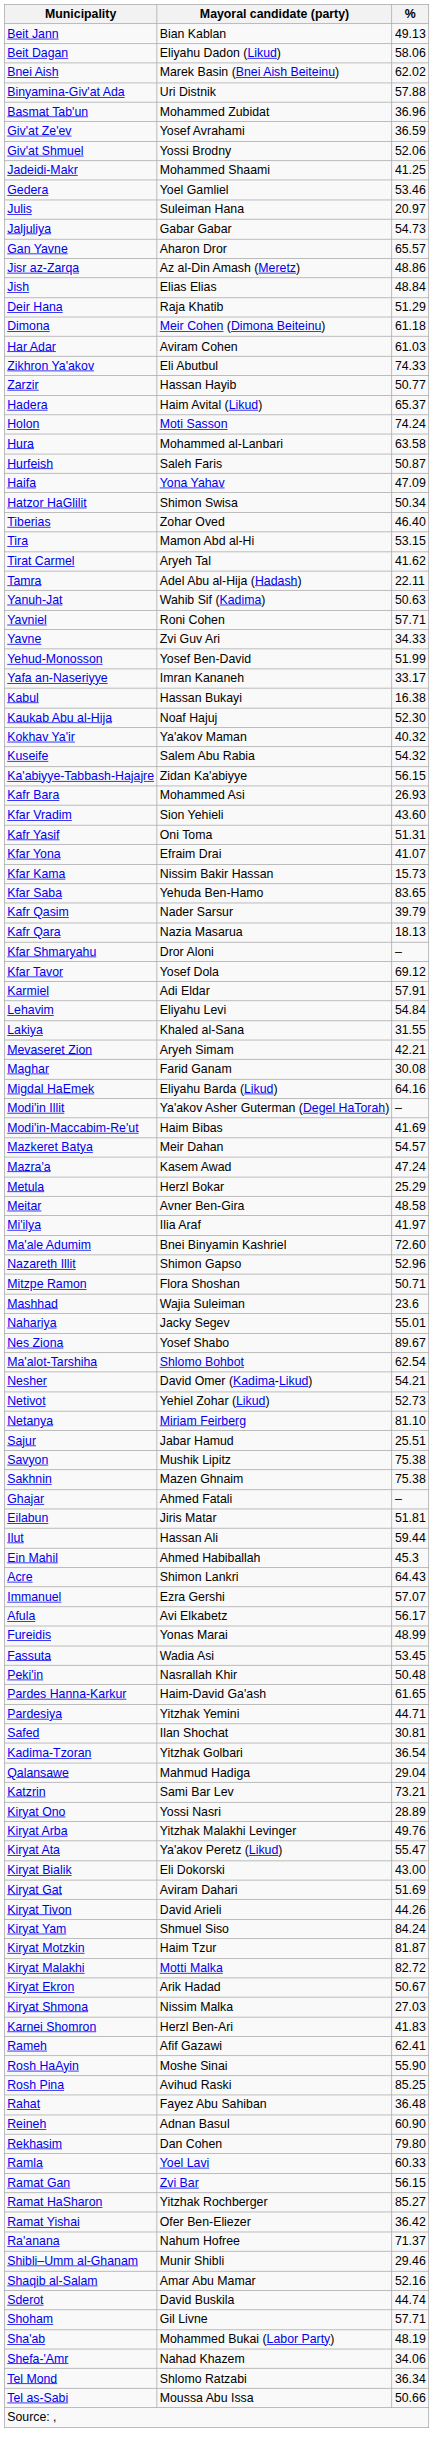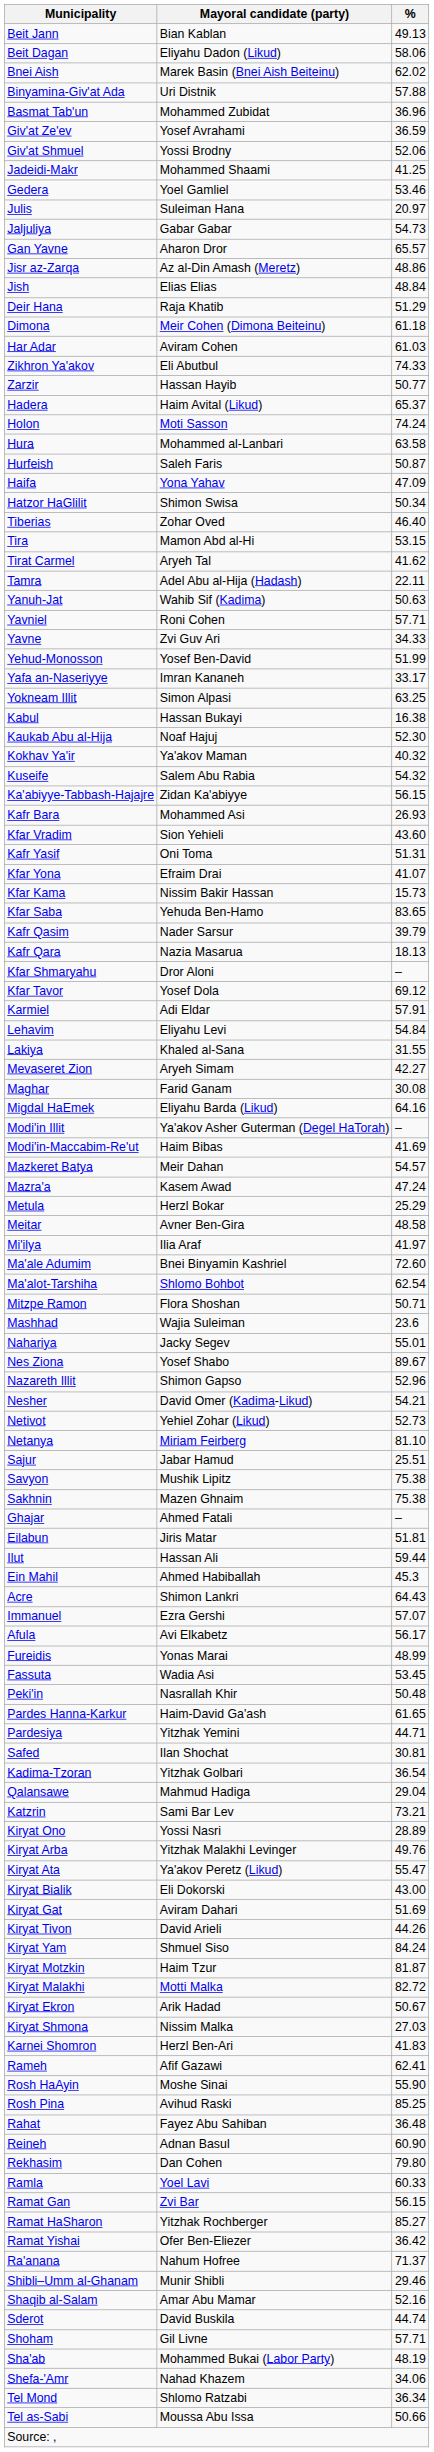+ row: (42, 698)
(410, 1049) 42.21 -> (410, 1069) 42.27
rows swapped: (52, 1362) <-> (41, 1264)
